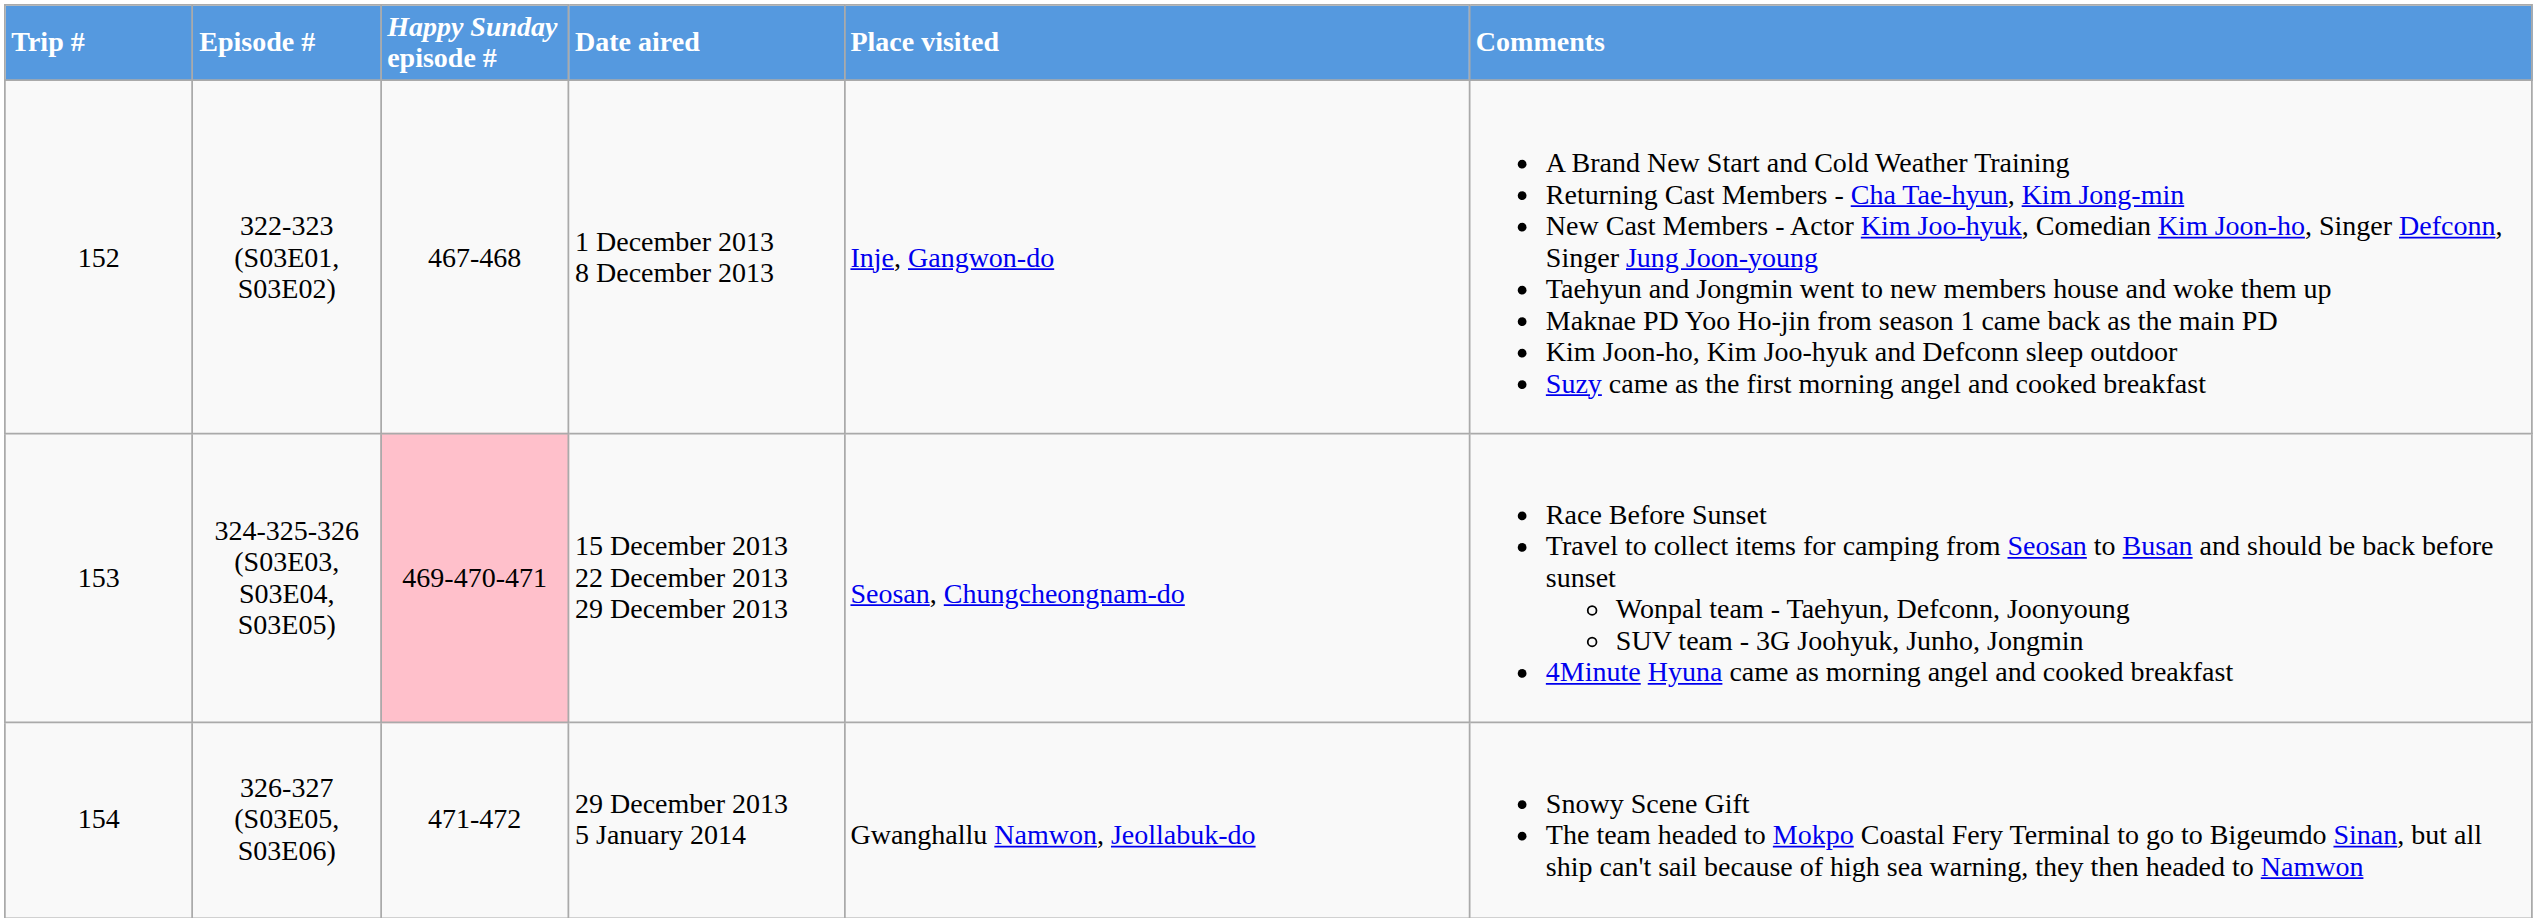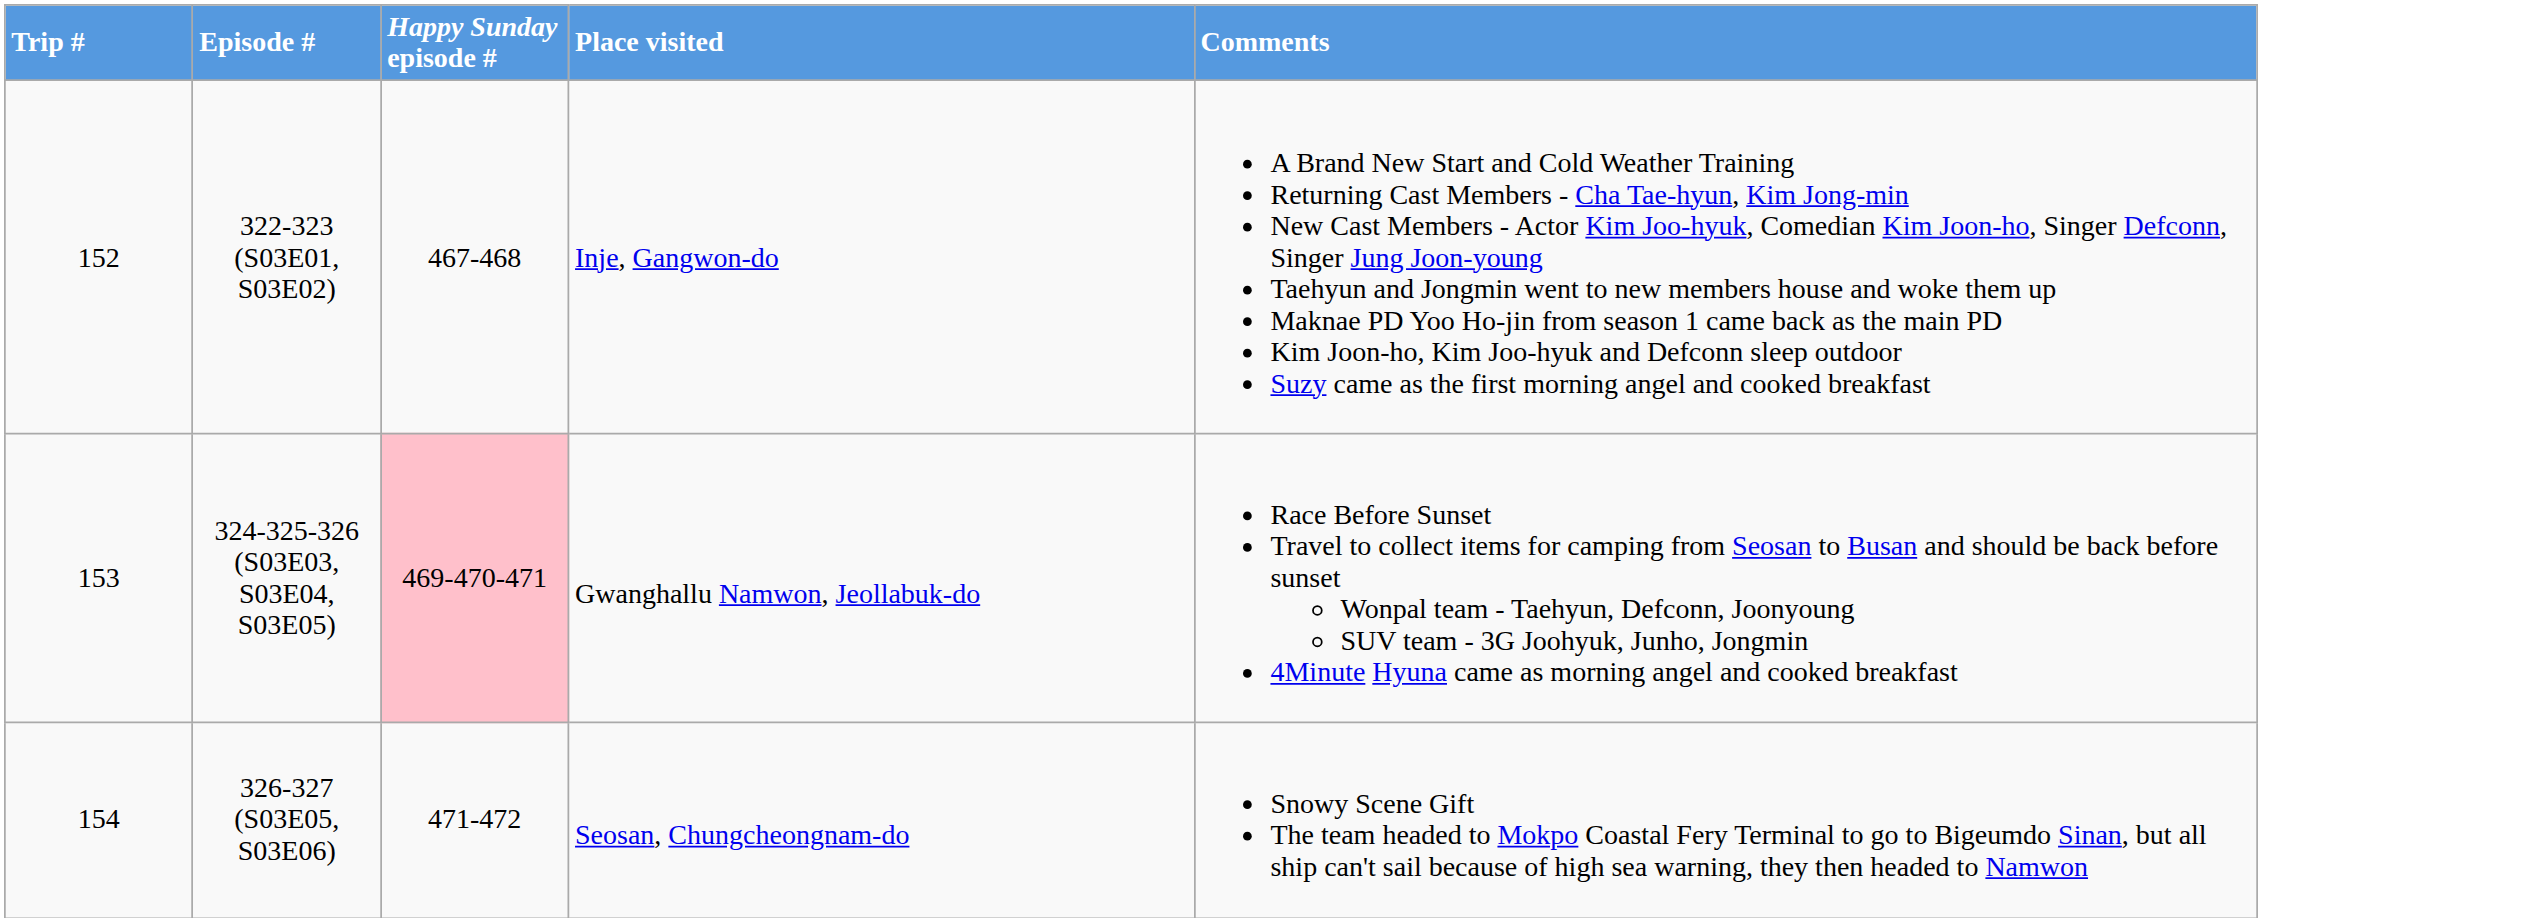- column: (637, 42)
(1018, 593) Seosan, Chungcheongnam-do -> (778, 593) Gwanghallu Namwon, Jeollabuk-do
(1053, 835) Gwanghallu Namwon, Jeollabuk-do -> (742, 835) Seosan, Chungcheongnam-do
